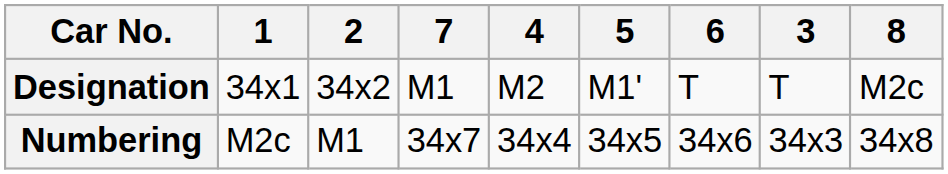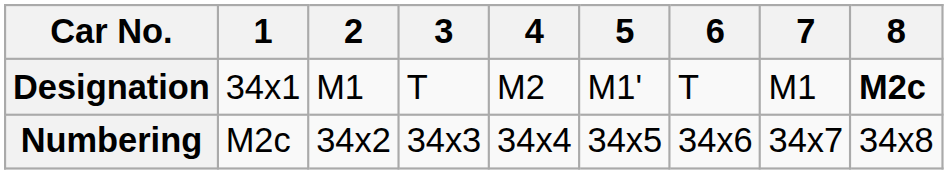columns swapped: (806, 31) <-> (444, 31)
(353, 86) 34x2 -> (340, 86) M1
(891, 86) normal -> (892, 86) bold
(340, 140) M1 -> (353, 140) 34x2
